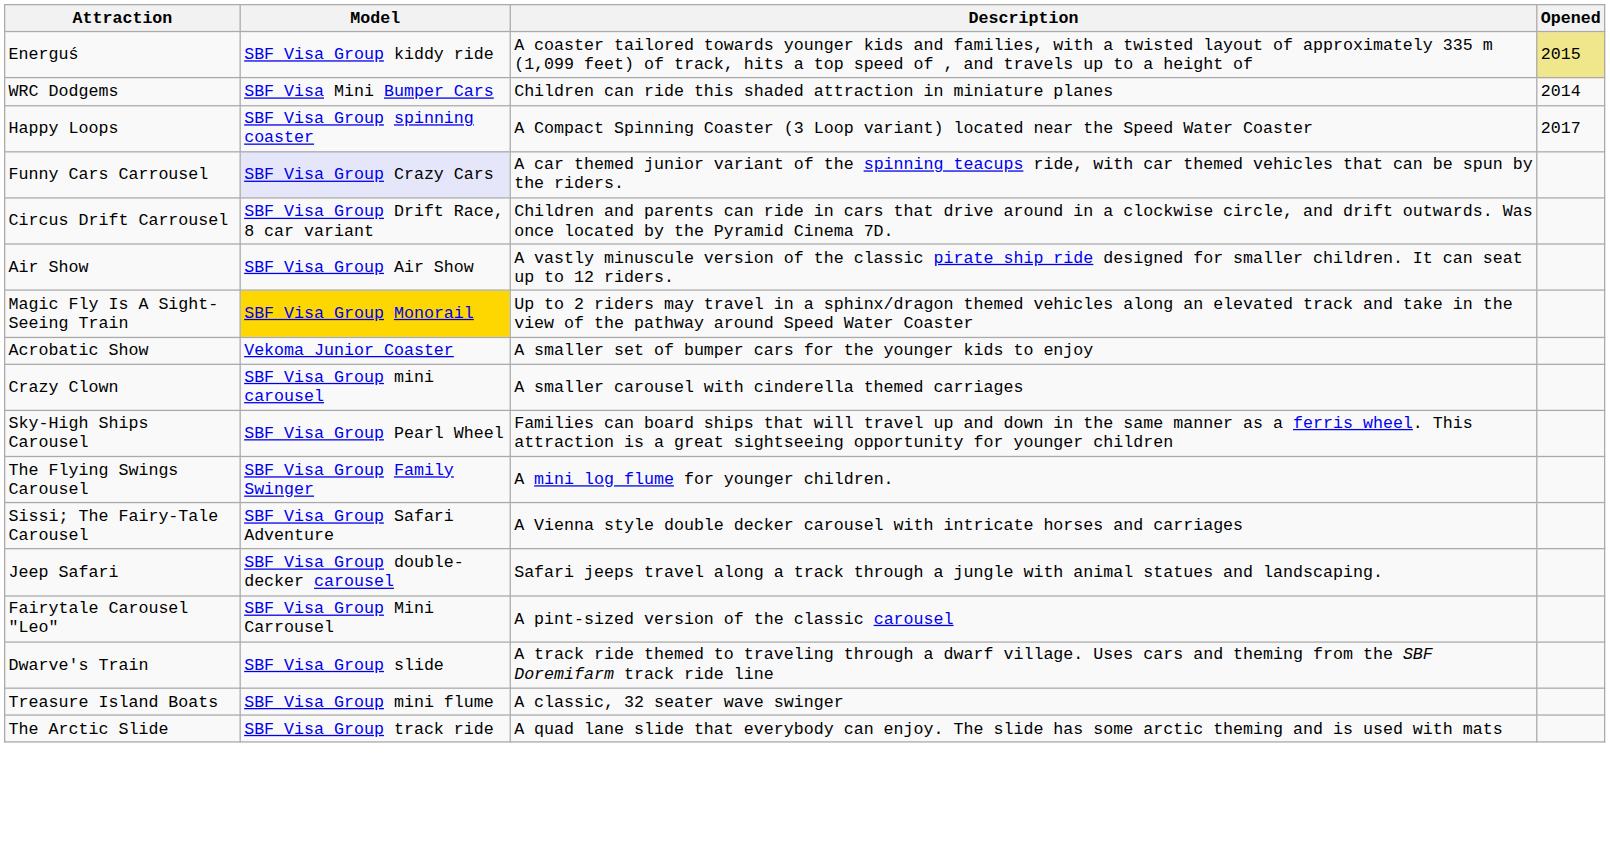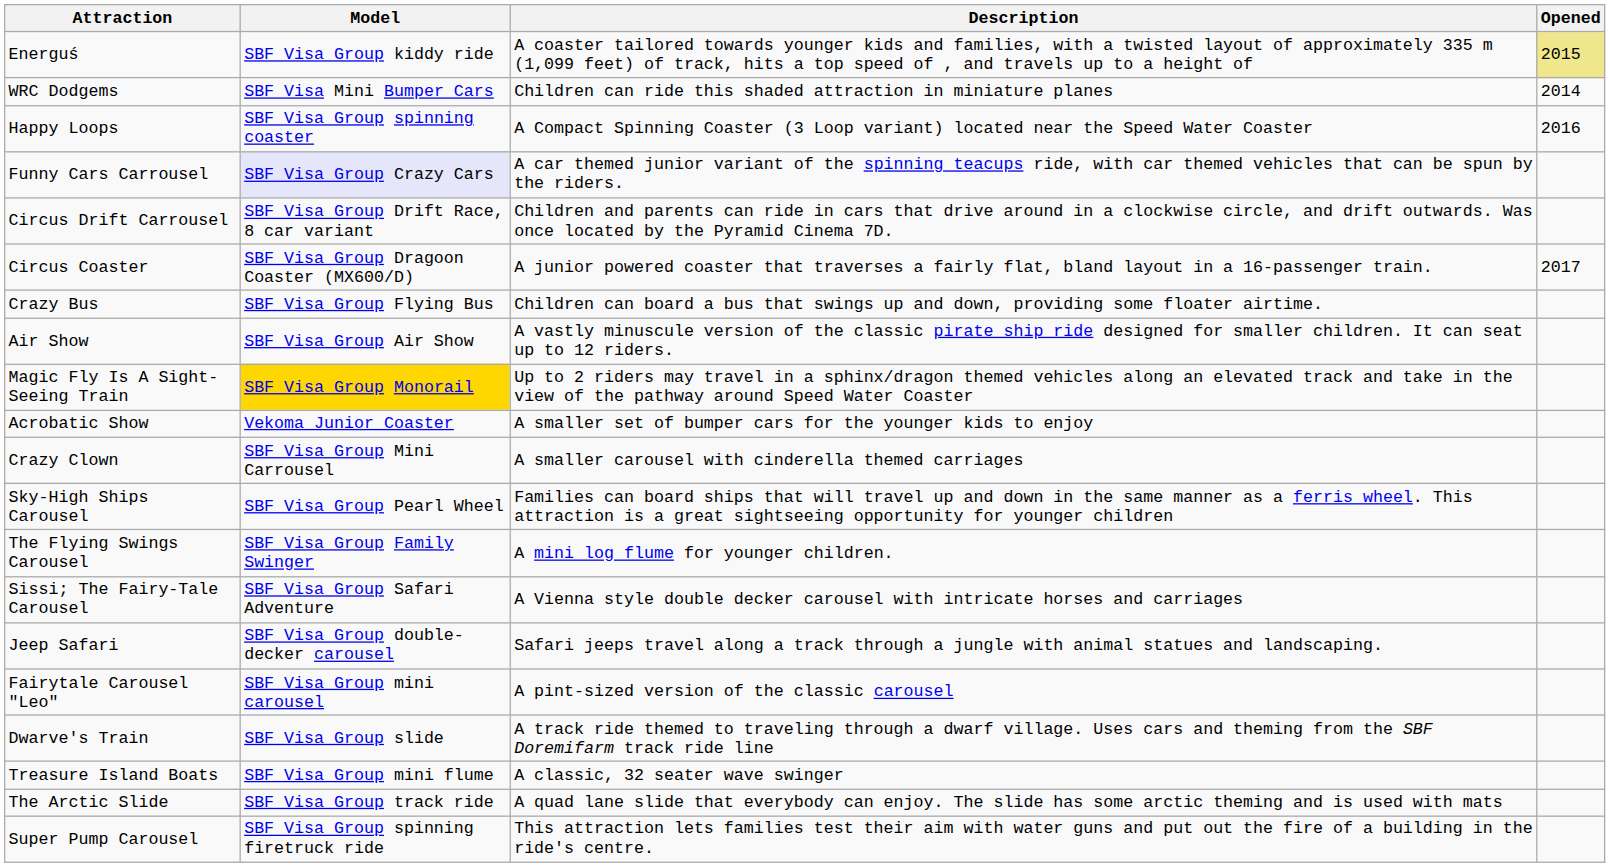(1561, 128) 2017 -> (1561, 128) 2016
+ row: (78, 267)
+ row: (54, 304)
(339, 387) SBF Visa Group mini carousel -> (339, 461) SBF Visa Group Mini Carrousel
(339, 619) SBF Visa Group Mini Carrousel -> (339, 692) SBF Visa Group mini carousel
+ row: (103, 839)
